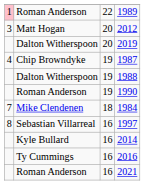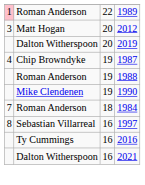(57, 76) Dalton Witherspoon -> (51, 76) Roman Anderson
(51, 92) Roman Anderson -> (50, 92) Mike Clendenen
(50, 108) Mike Clendenen -> (51, 108) Roman Anderson
- row: (127, 140)
(51, 172) Roman Anderson -> (57, 156) Dalton Witherspoon
